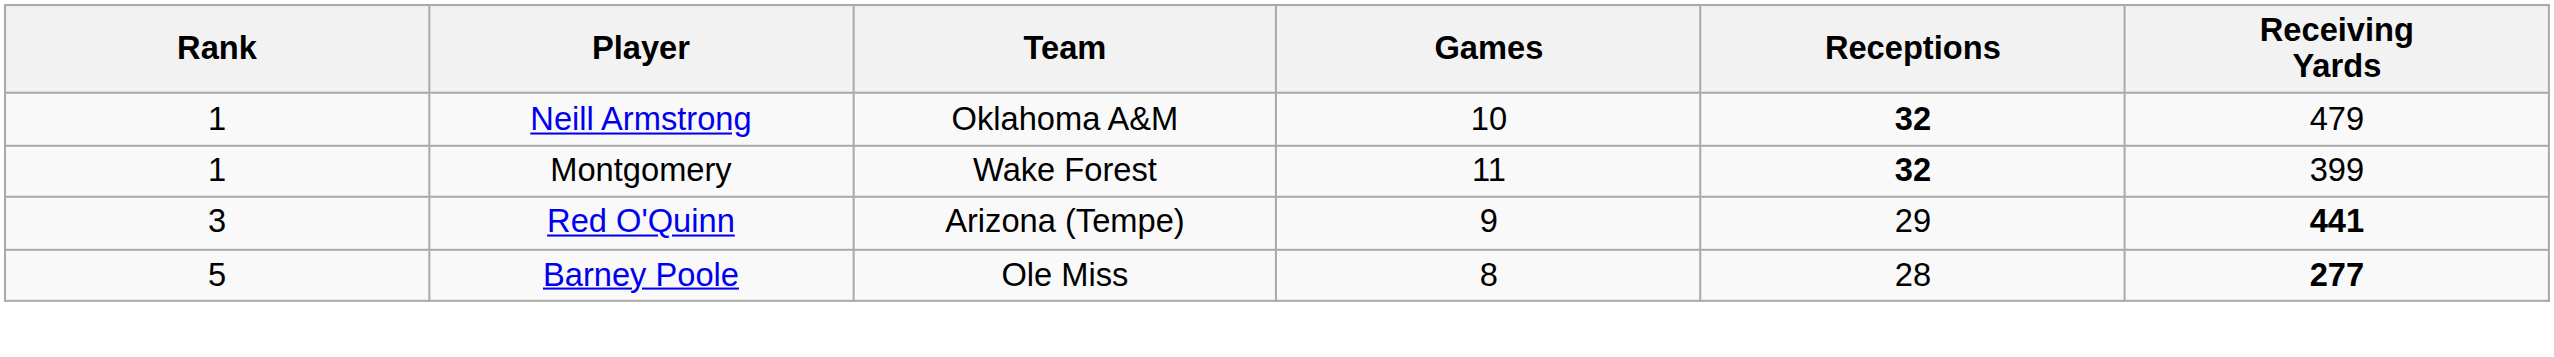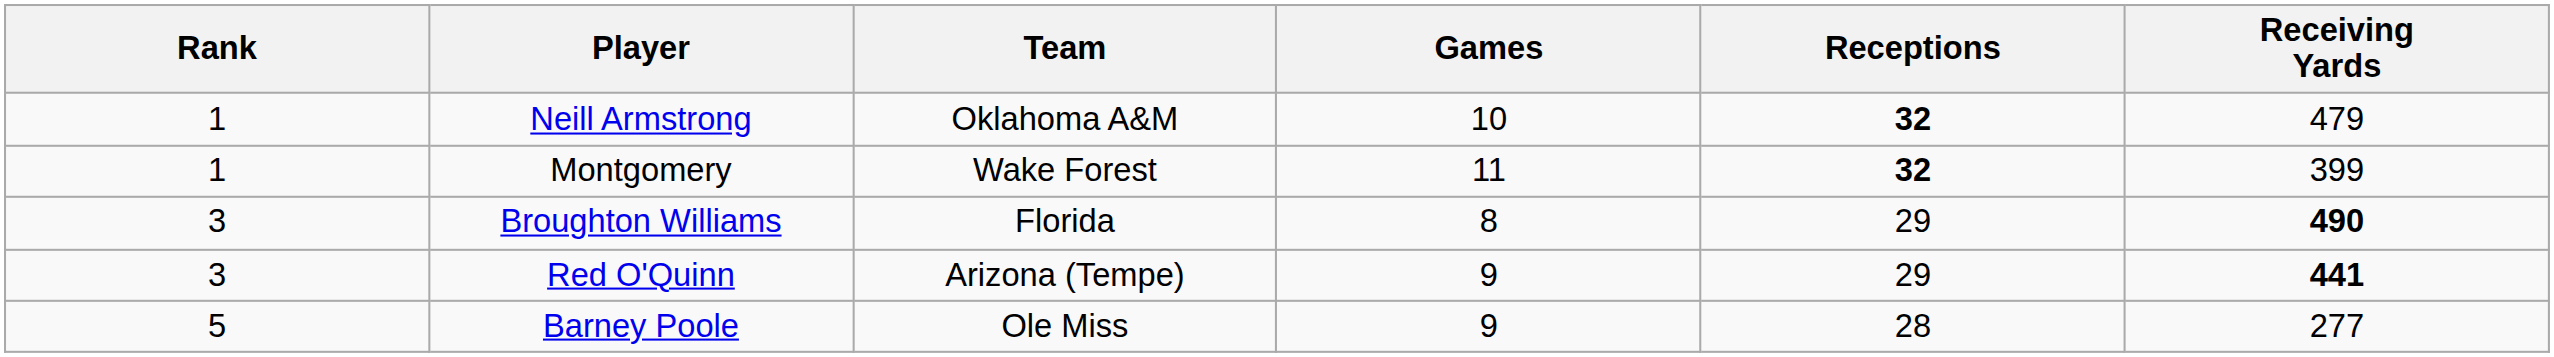+ row: (641, 222)
(1489, 274) 8 -> (1489, 325) 9
(2337, 274) bold -> (2337, 325) normal
